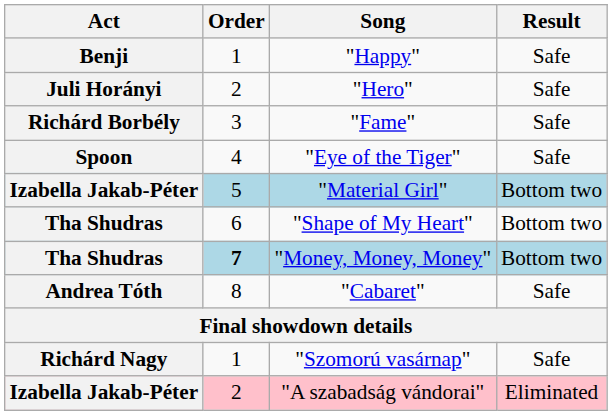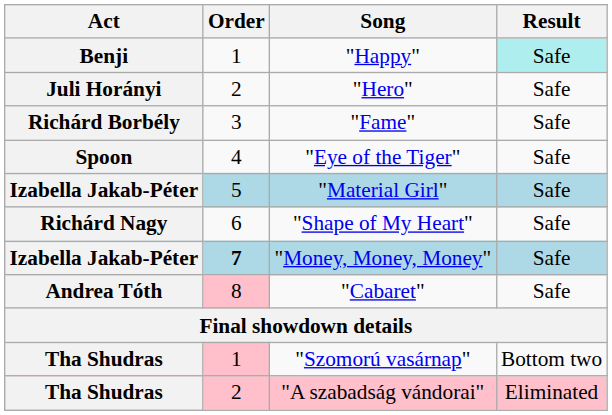(552, 55) no background -> (552, 55) paleturquoise background
(552, 190) Bottom two -> (552, 190) Safe
(104, 223) Tha Shudras -> (104, 223) Richárd Nagy
(552, 223) Bottom two -> (552, 223) Safe
(104, 257) Tha Shudras -> (104, 257) Izabella Jakab-Péter
(552, 257) Bottom two -> (552, 257) Safe
(236, 291) no background -> (236, 291) pink background
(104, 358) Richárd Nagy -> (104, 358) Tha Shudras
(236, 358) no background -> (236, 358) pink background
(552, 358) Safe -> (552, 358) Bottom two
(104, 392) Izabella Jakab-Péter -> (104, 392) Tha Shudras
